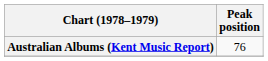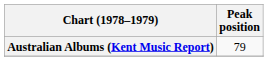(240, 46) 76 -> (240, 46) 79
